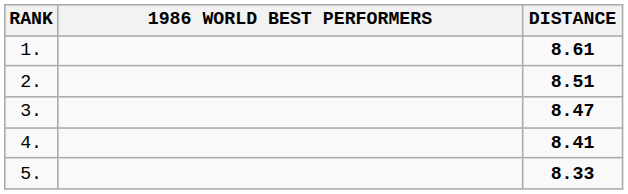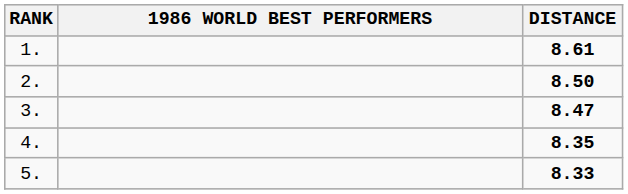(573, 81) 8.51 -> (573, 81) 8.50
(573, 142) 8.41 -> (573, 142) 8.35
